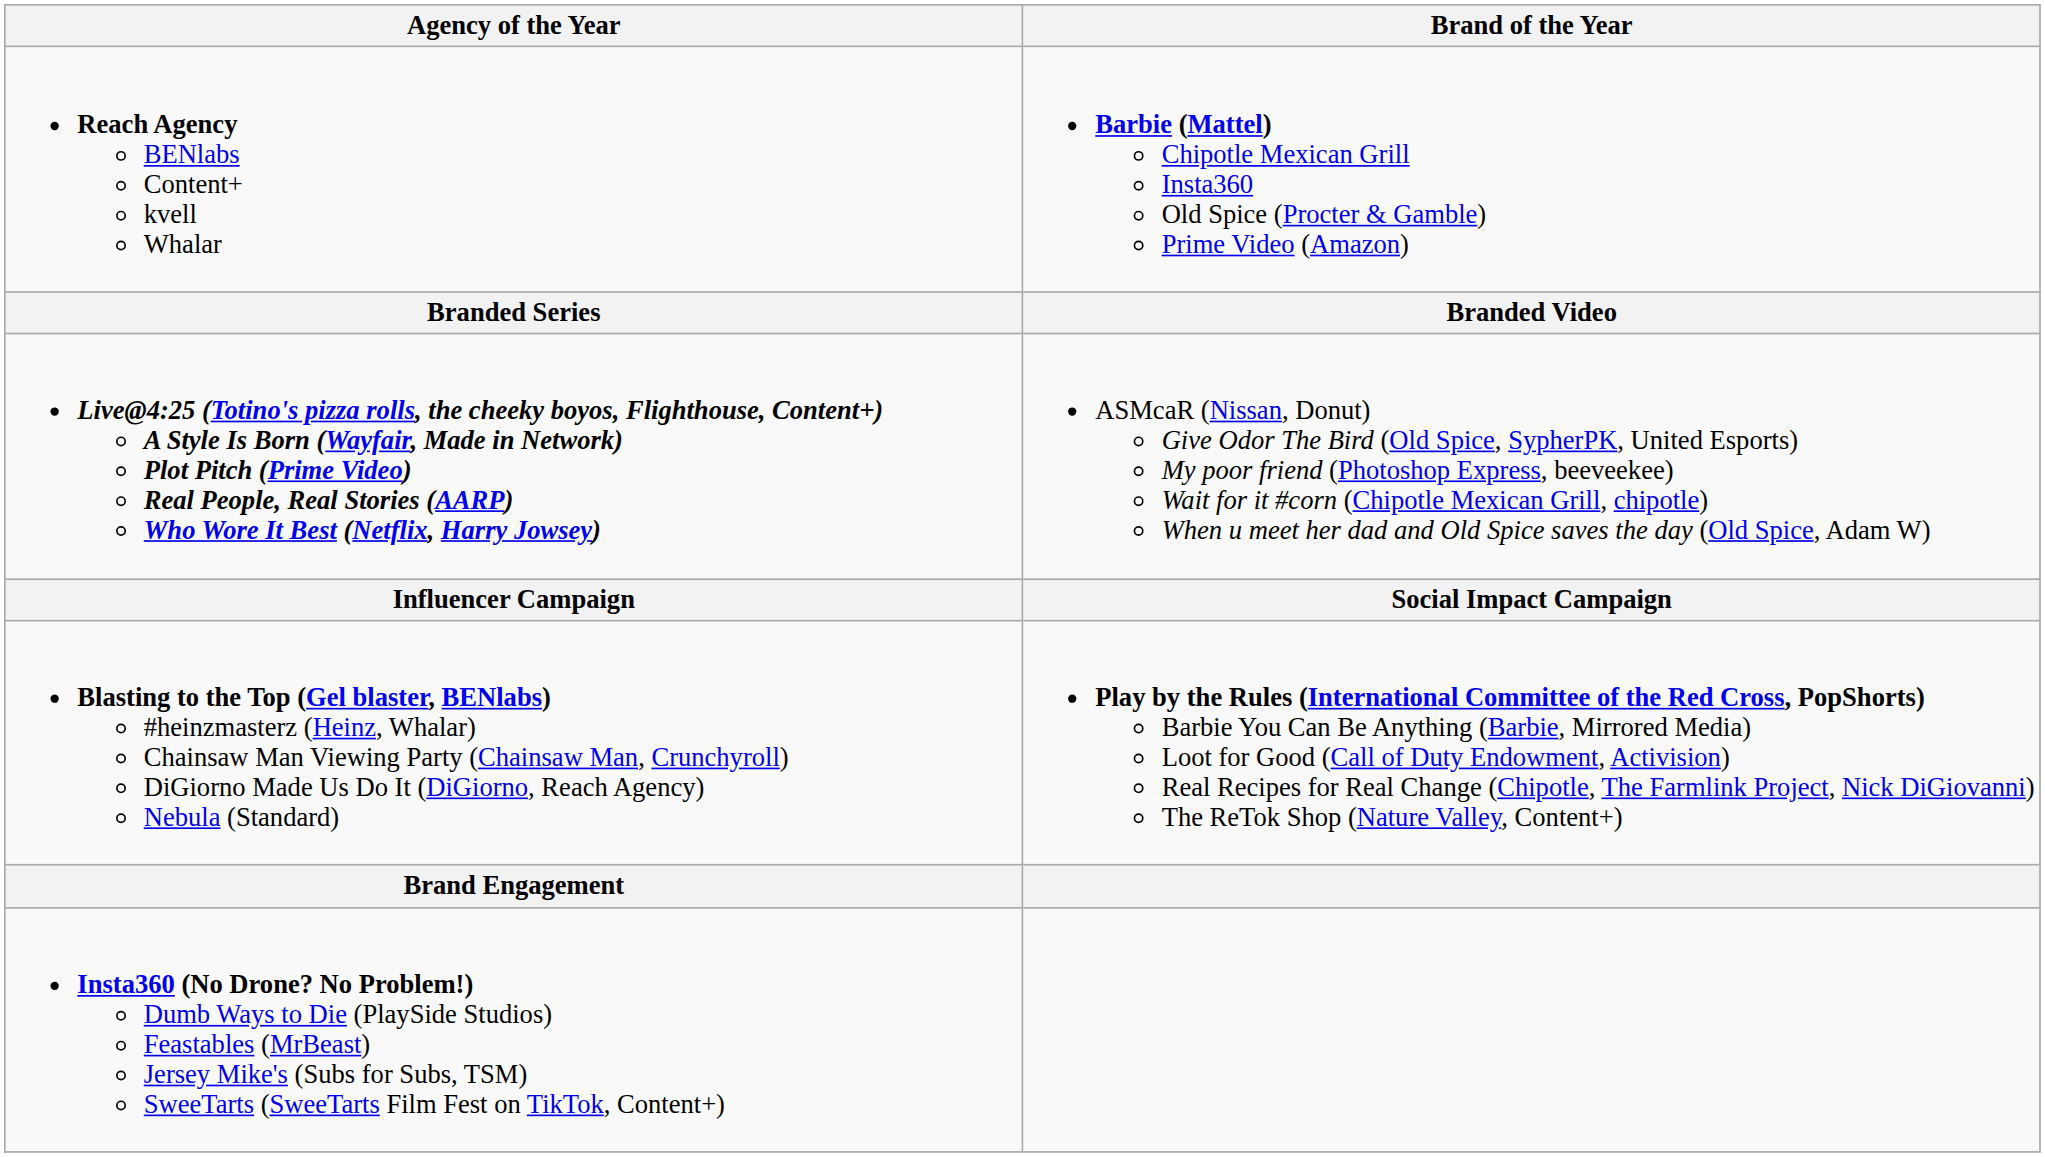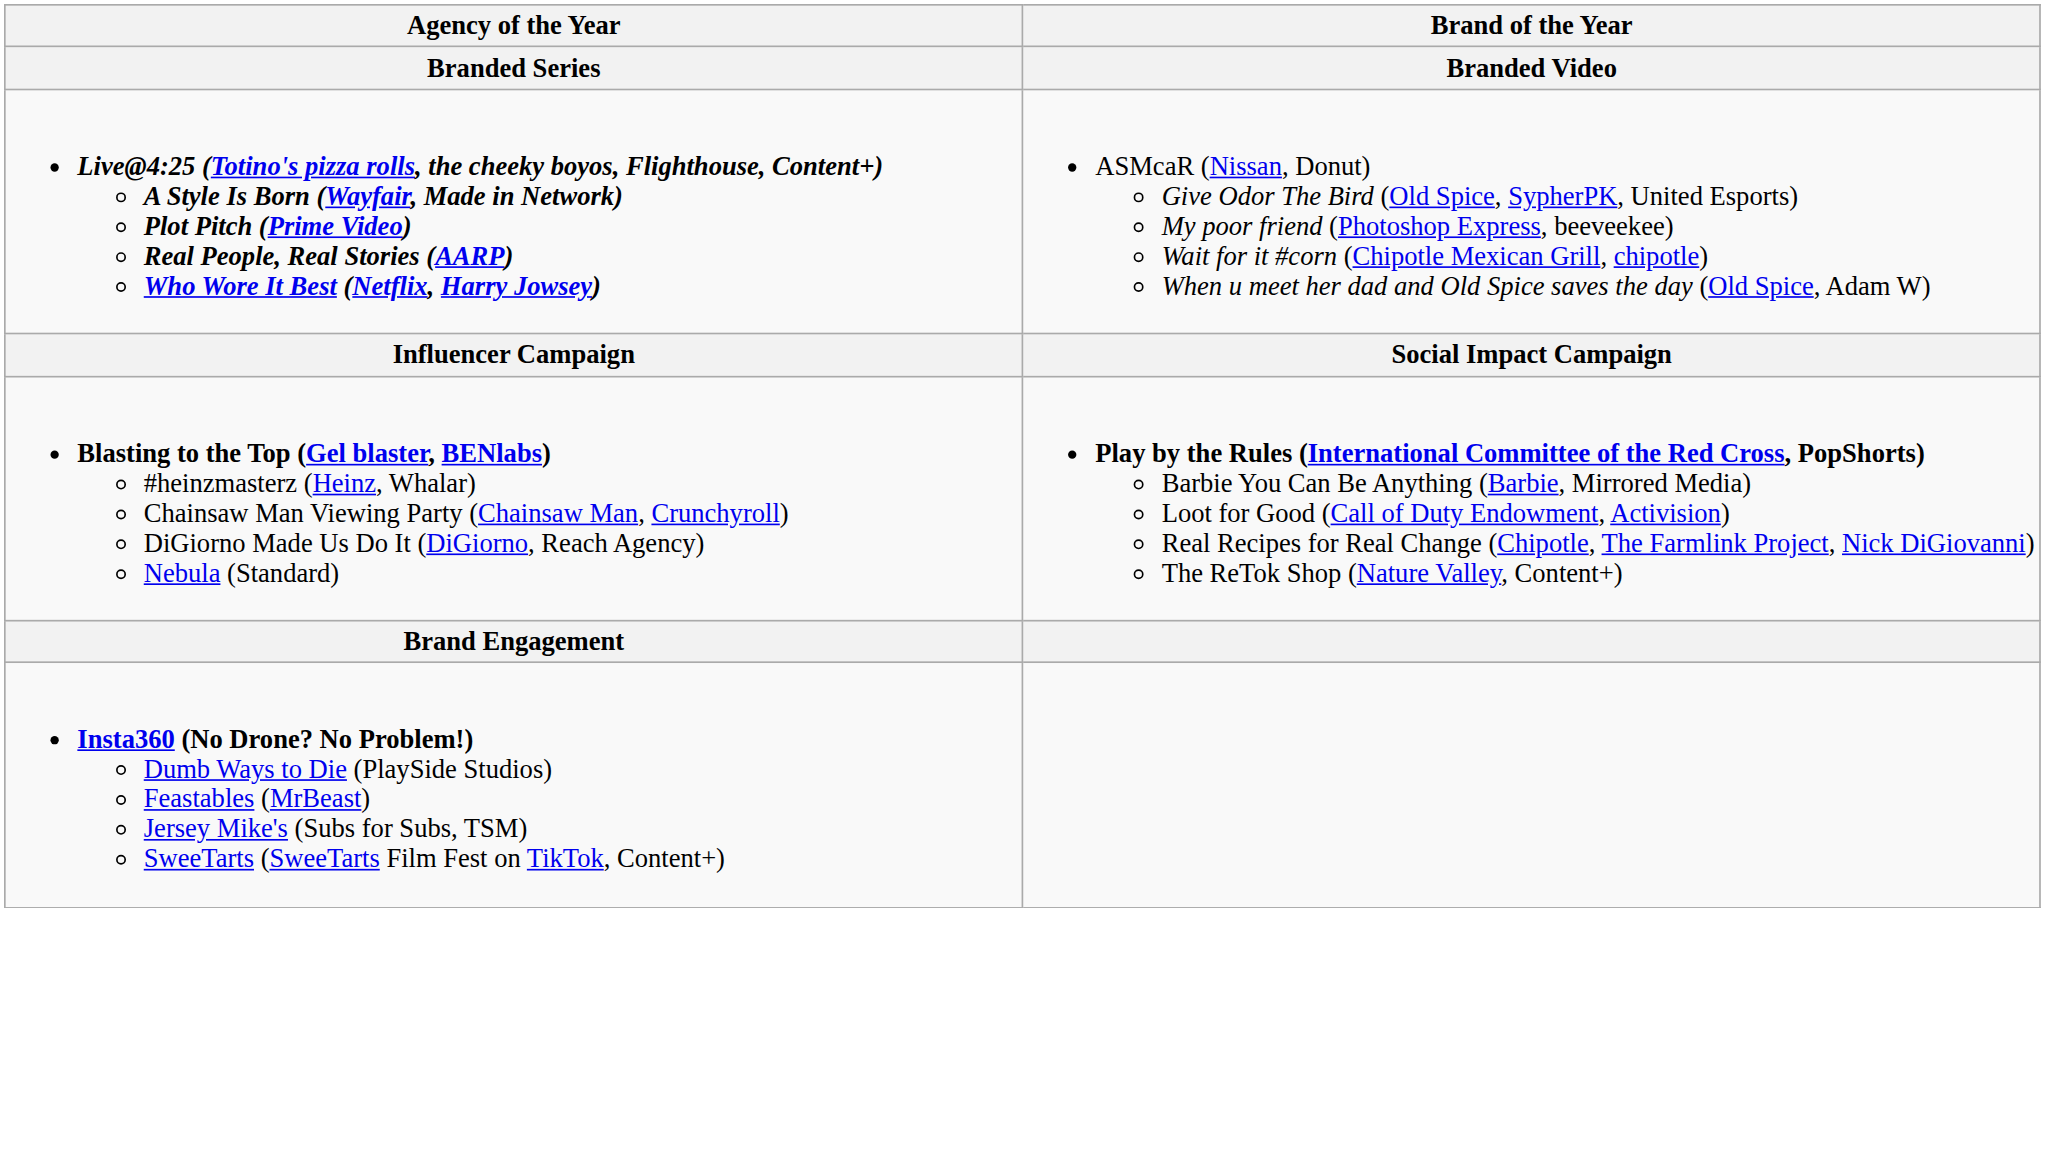- row: (514, 184)
